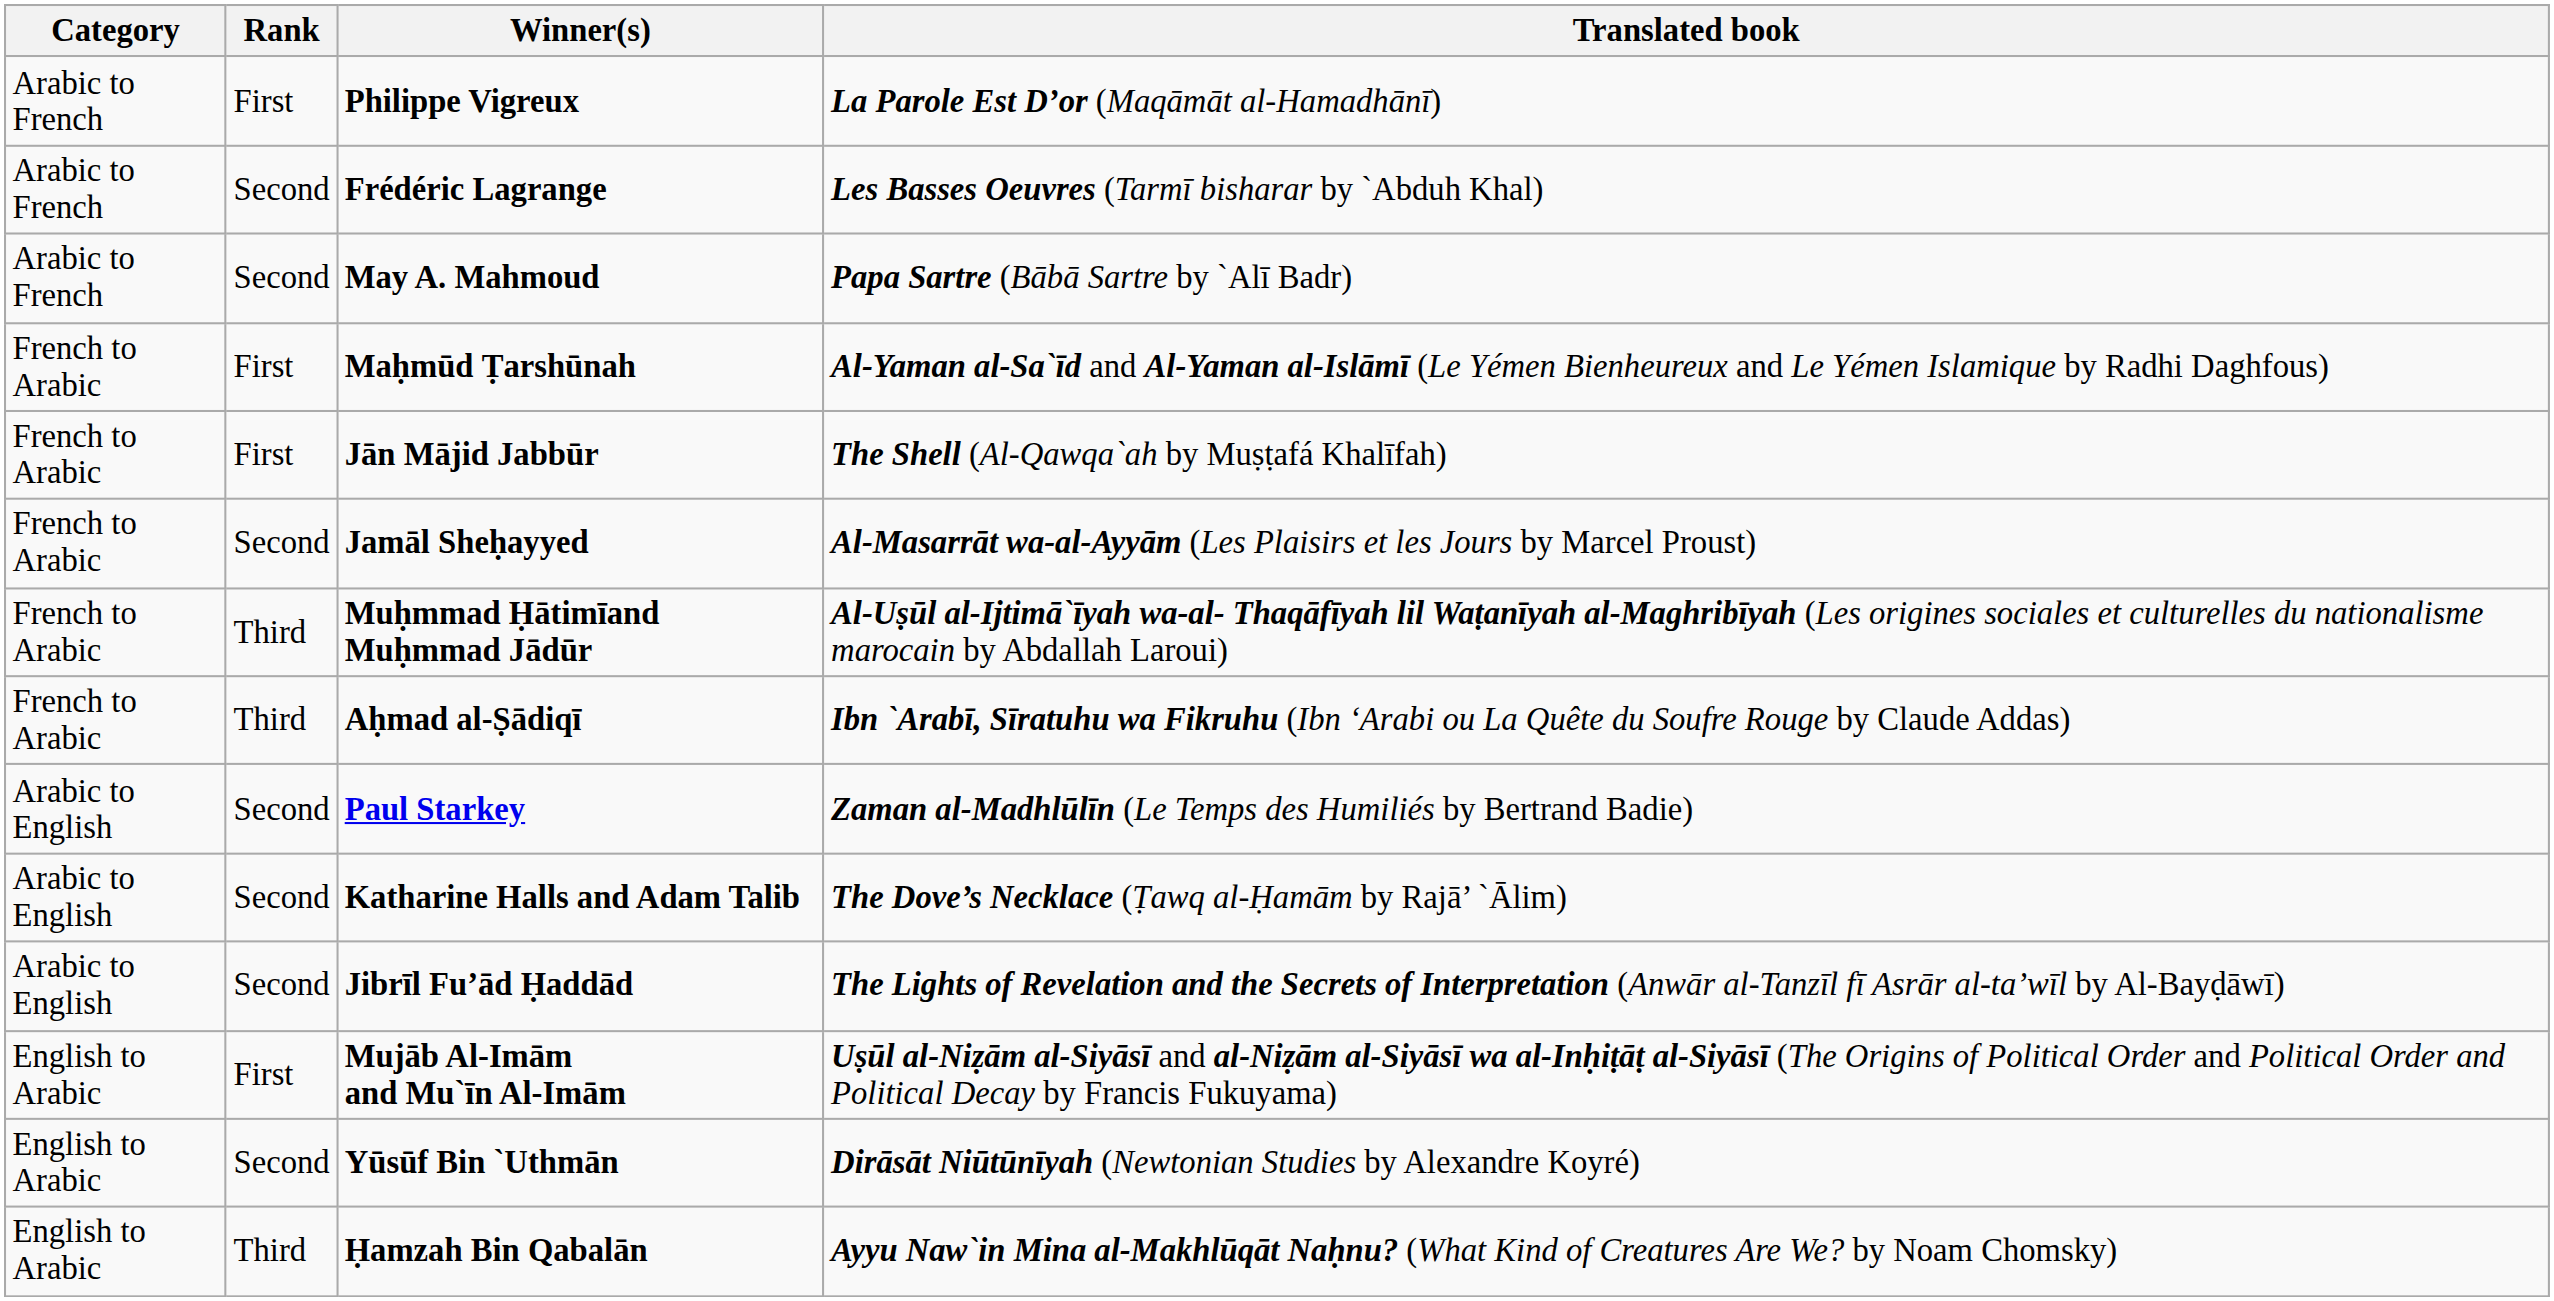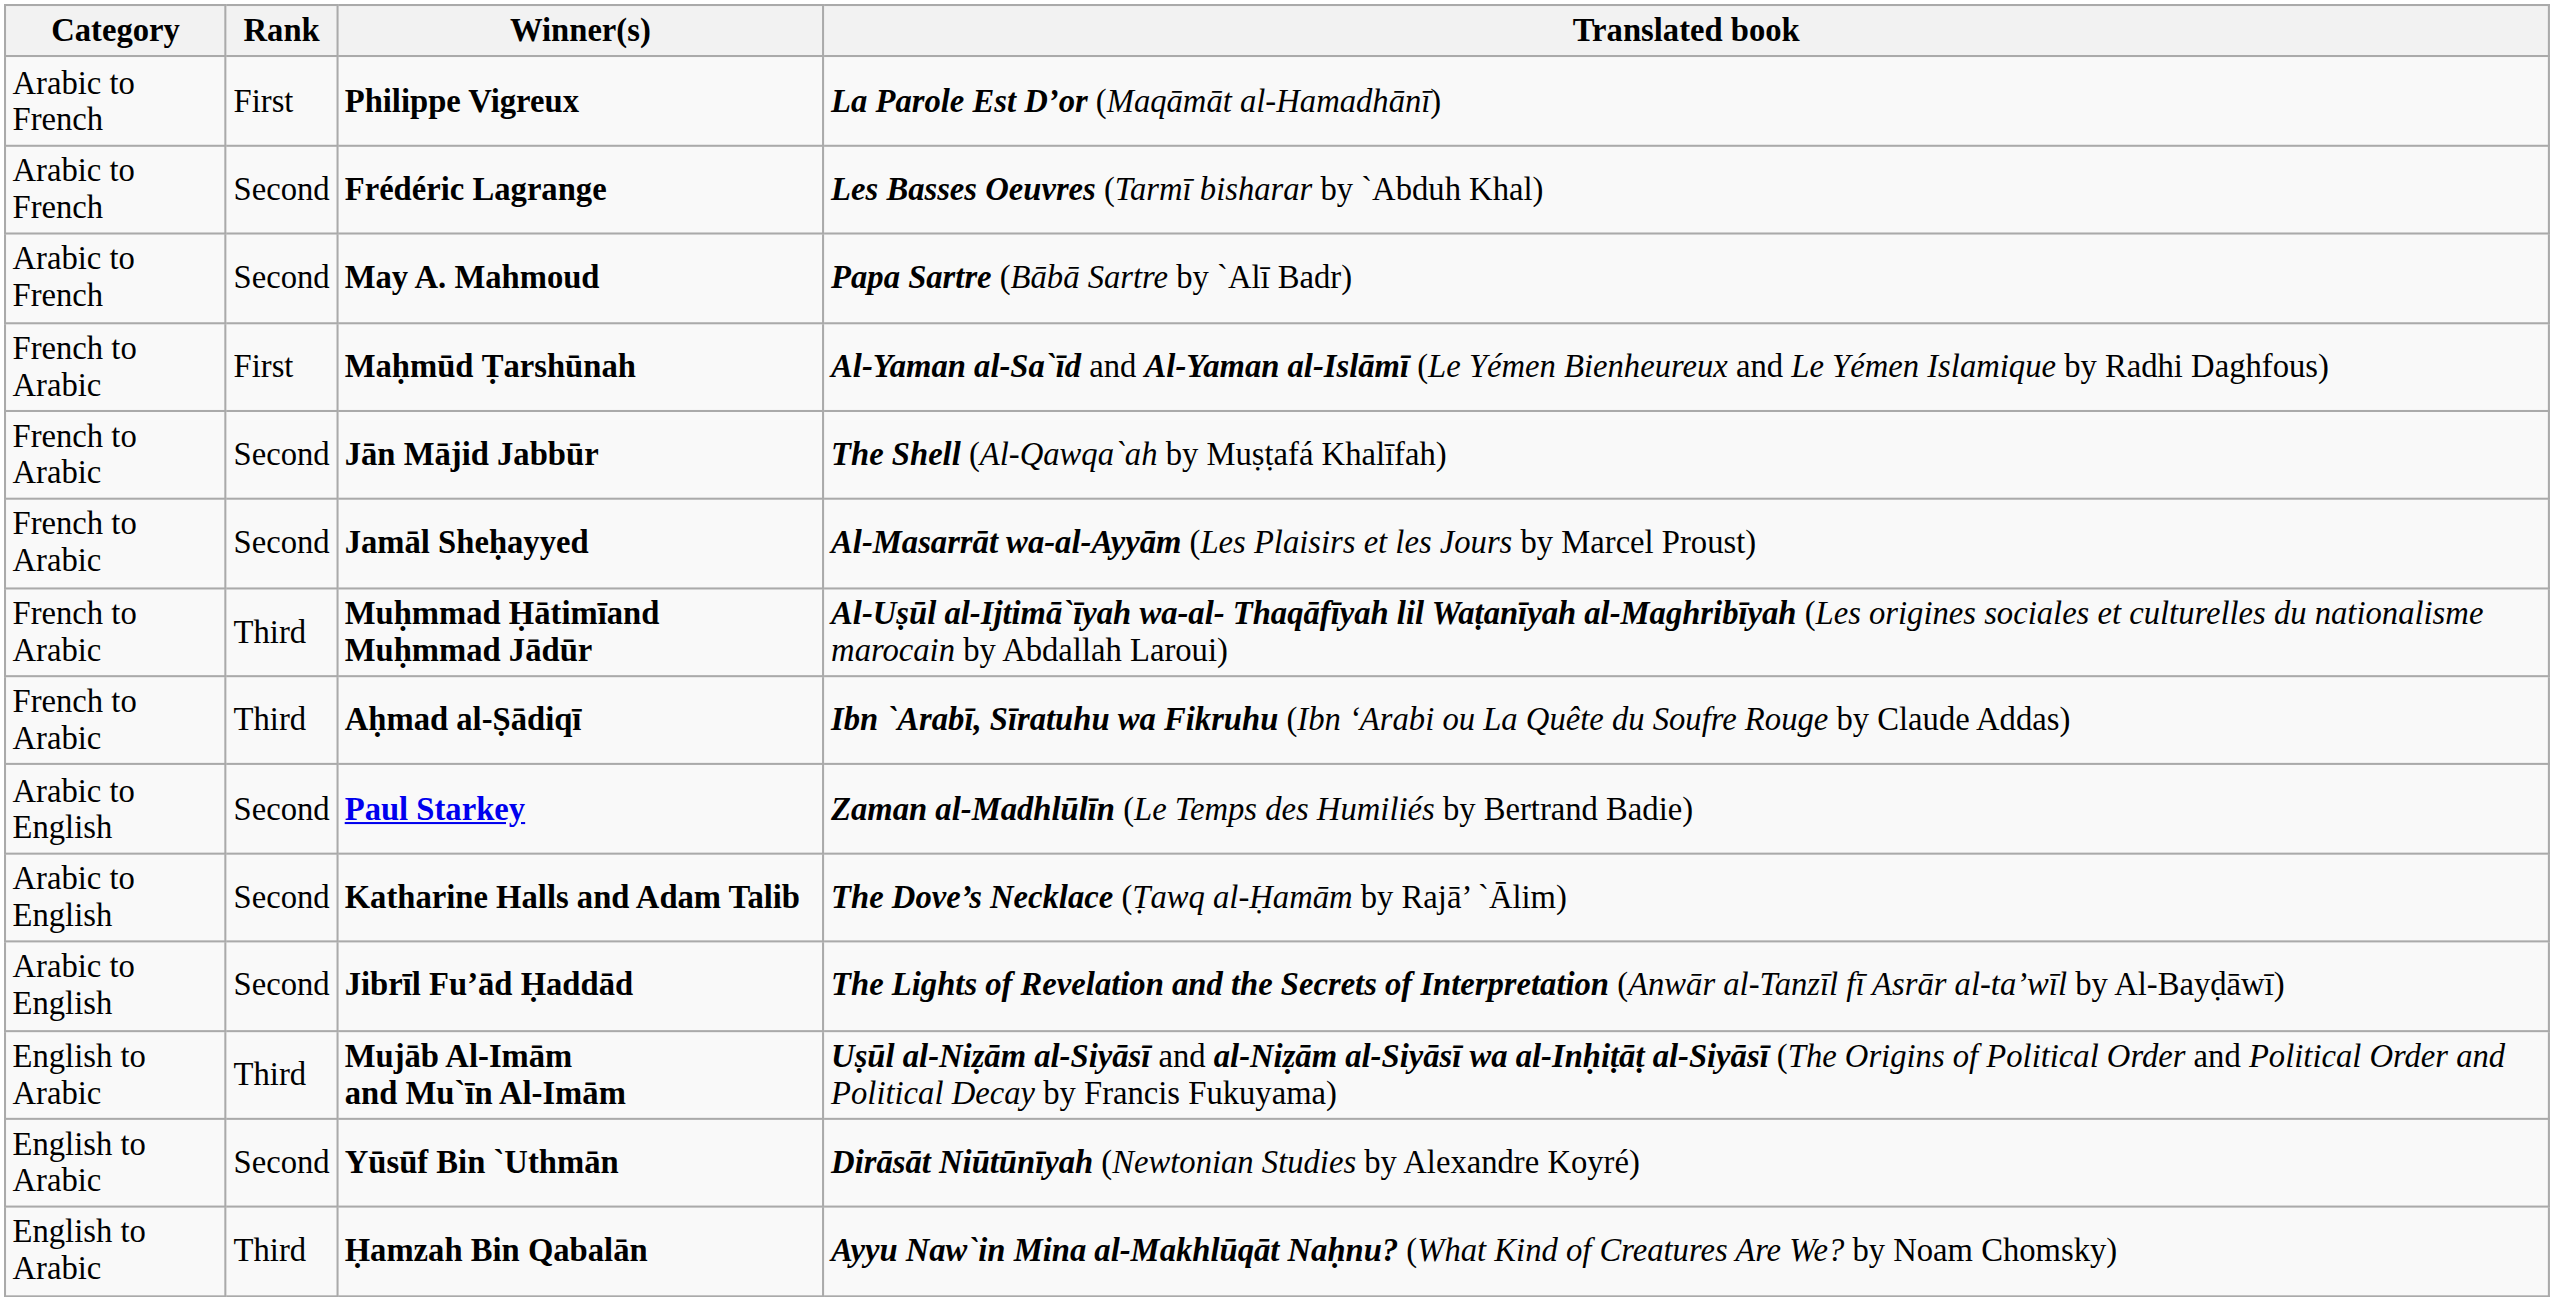(263, 454) First -> (282, 454) Second
(263, 1073) First -> (270, 1073) Third
